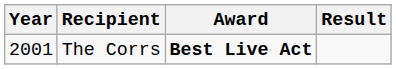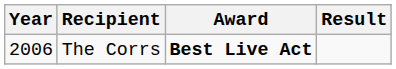(31, 50) 2001 -> (31, 50) 2006
